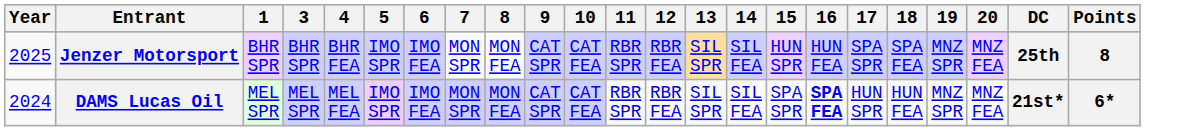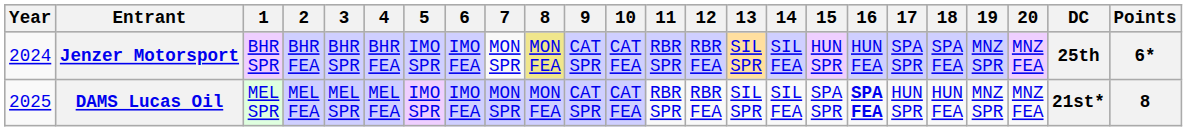+ column: (304, 19)
(30, 56) 2025 -> (30, 56) 2024
(505, 56) no background -> (545, 56) khaki background
(1105, 56) 8 -> (1145, 56) 6*
(30, 103) 2024 -> (30, 103) 2025
(1105, 103) 6* -> (1145, 103) 8
